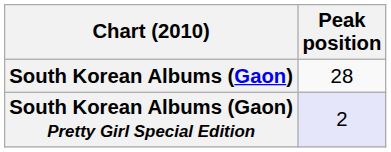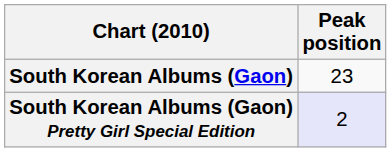(342, 75) 28 -> (342, 75) 23
